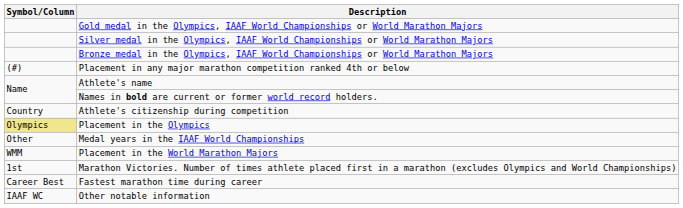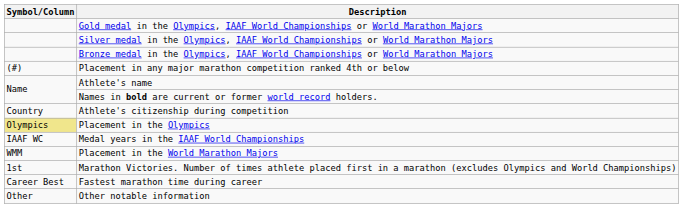(20, 139) Other -> (25, 139) IAAF WC
(25, 196) IAAF WC -> (20, 196) Other
